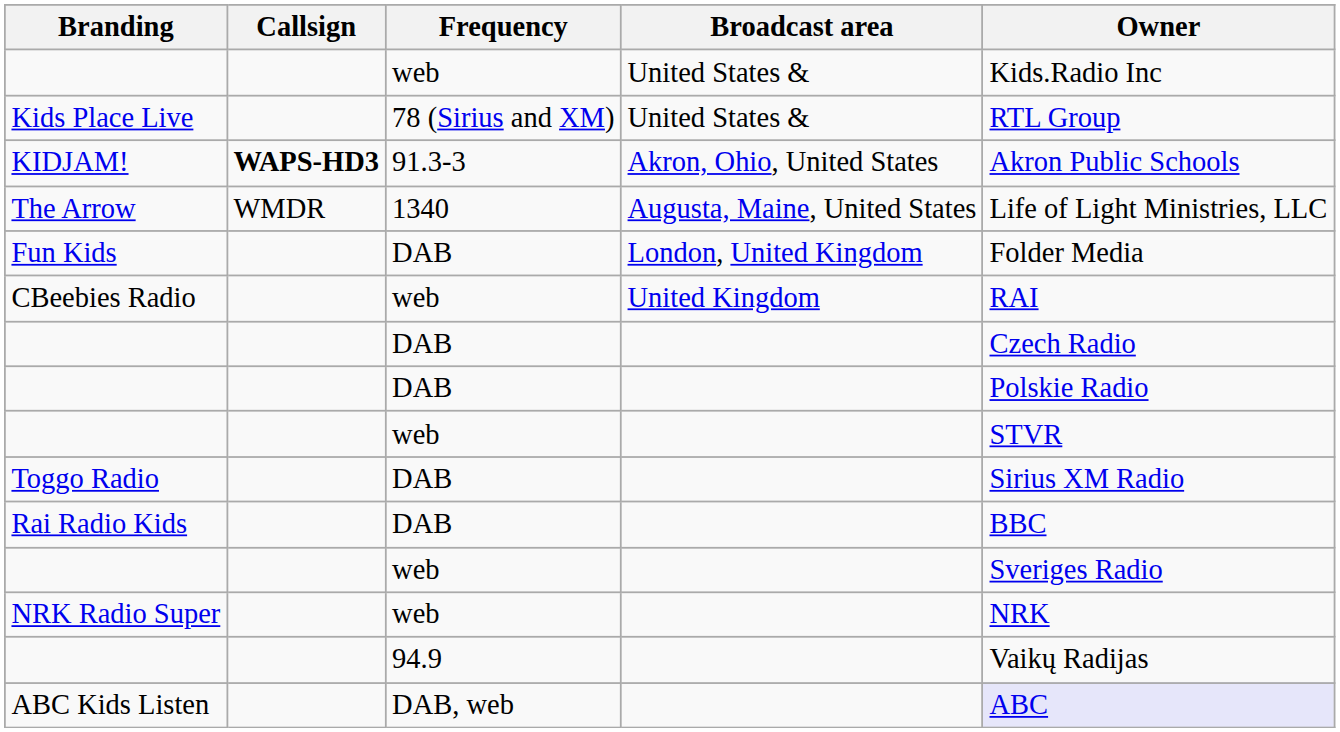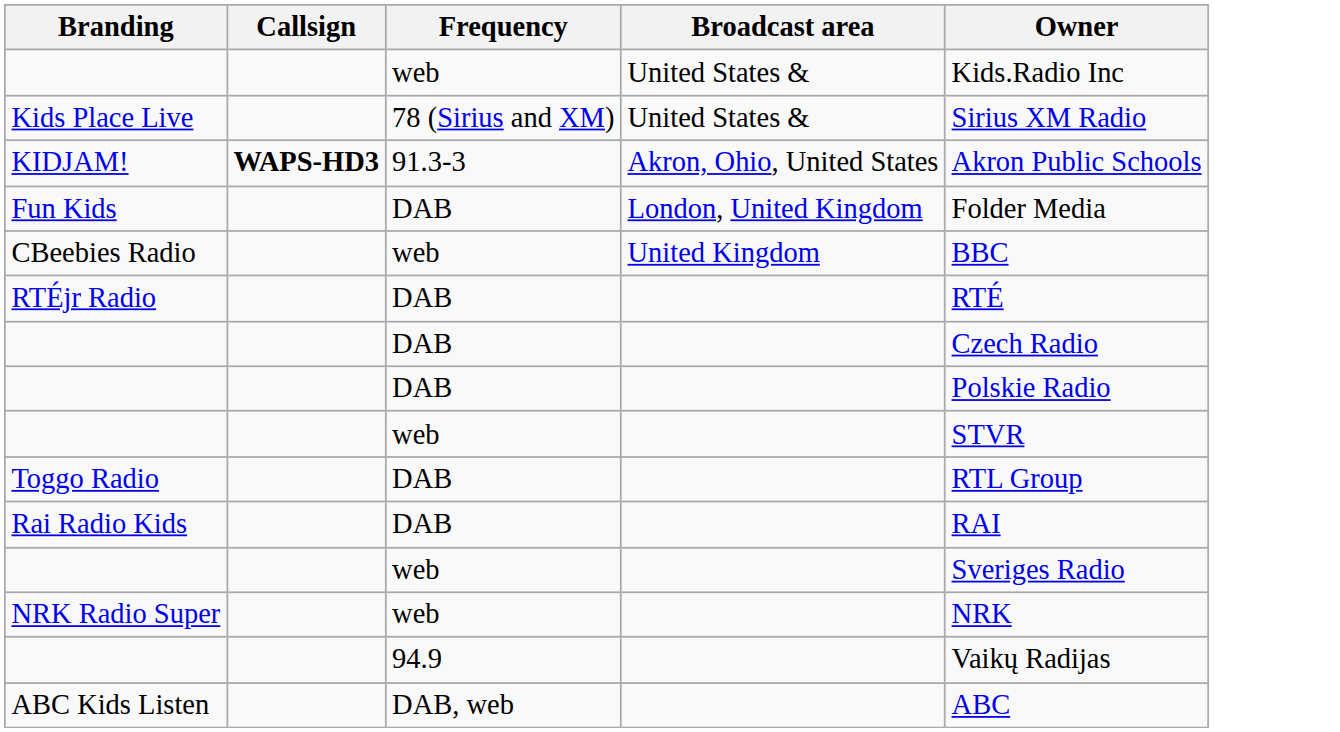(1055, 117) RTL Group -> (1049, 117) Sirius XM Radio
- row: (74, 207)
(1014, 298) RAI -> (980, 252) BBC
+ row: (84, 298)
(1087, 478) Sirius XM Radio -> (1017, 478) RTL Group
(1018, 523) BBC -> (976, 523) RAI
(1019, 704) lavender background -> (981, 704) no background
